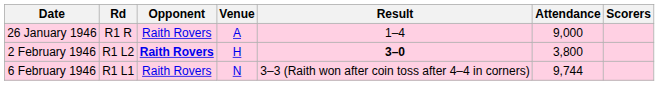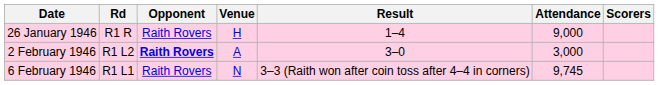(237, 33) A -> (237, 33) H
(237, 52) H -> (237, 52) A
(395, 52) bold -> (395, 52) normal
(568, 52) 3,800 -> (568, 52) 3,000
(568, 71) 9,744 -> (568, 71) 9,745
